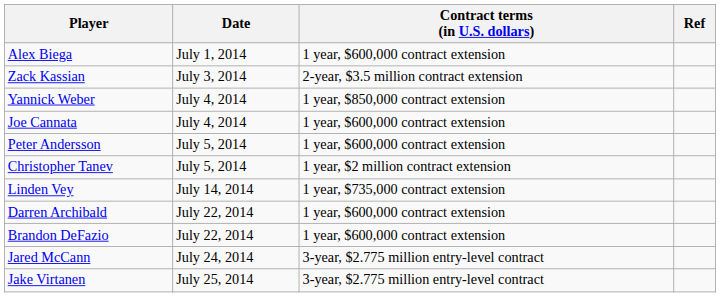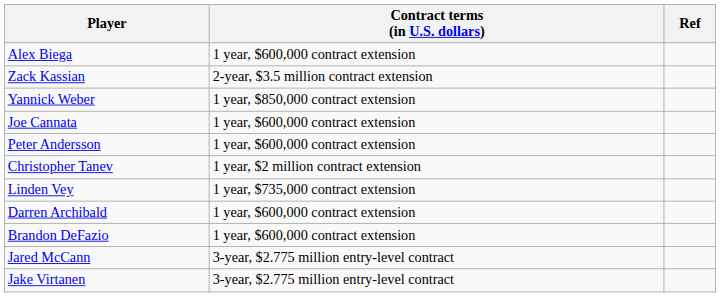- column: (236, 23)
